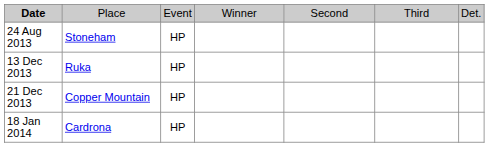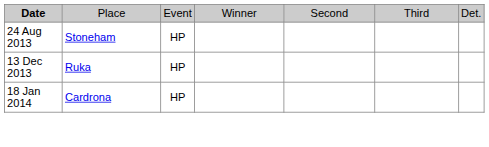- row: (25, 97)
